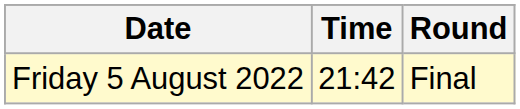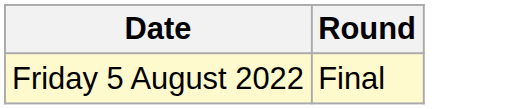- column: (357, 28)
